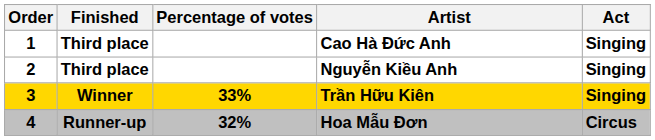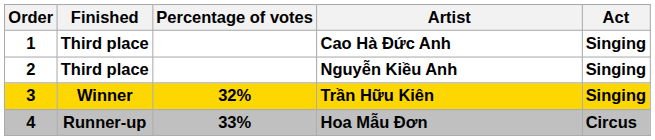(235, 95) 33% -> (235, 95) 32%
(235, 122) 32% -> (235, 122) 33%
